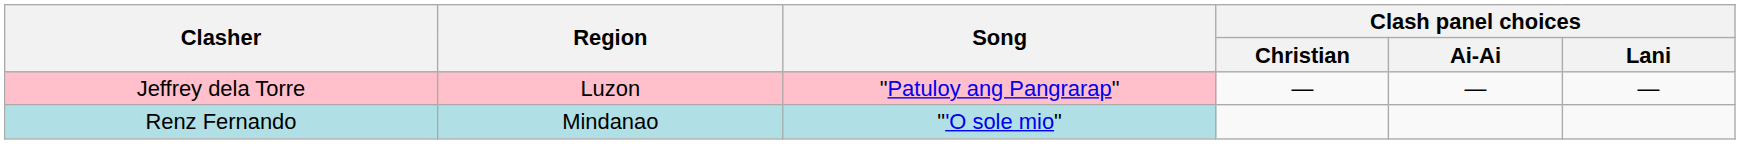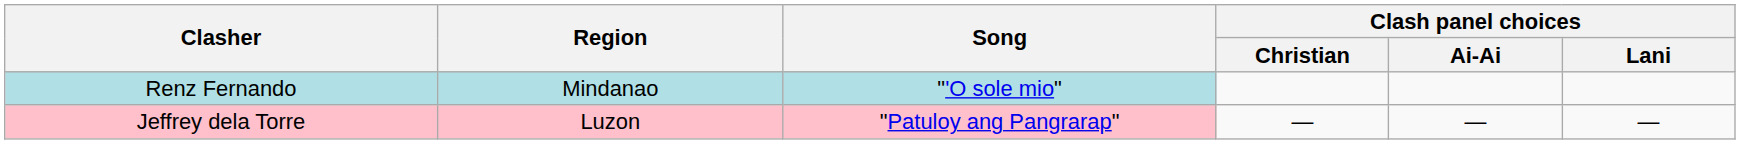rows swapped: (221, 88) <-> (221, 122)
